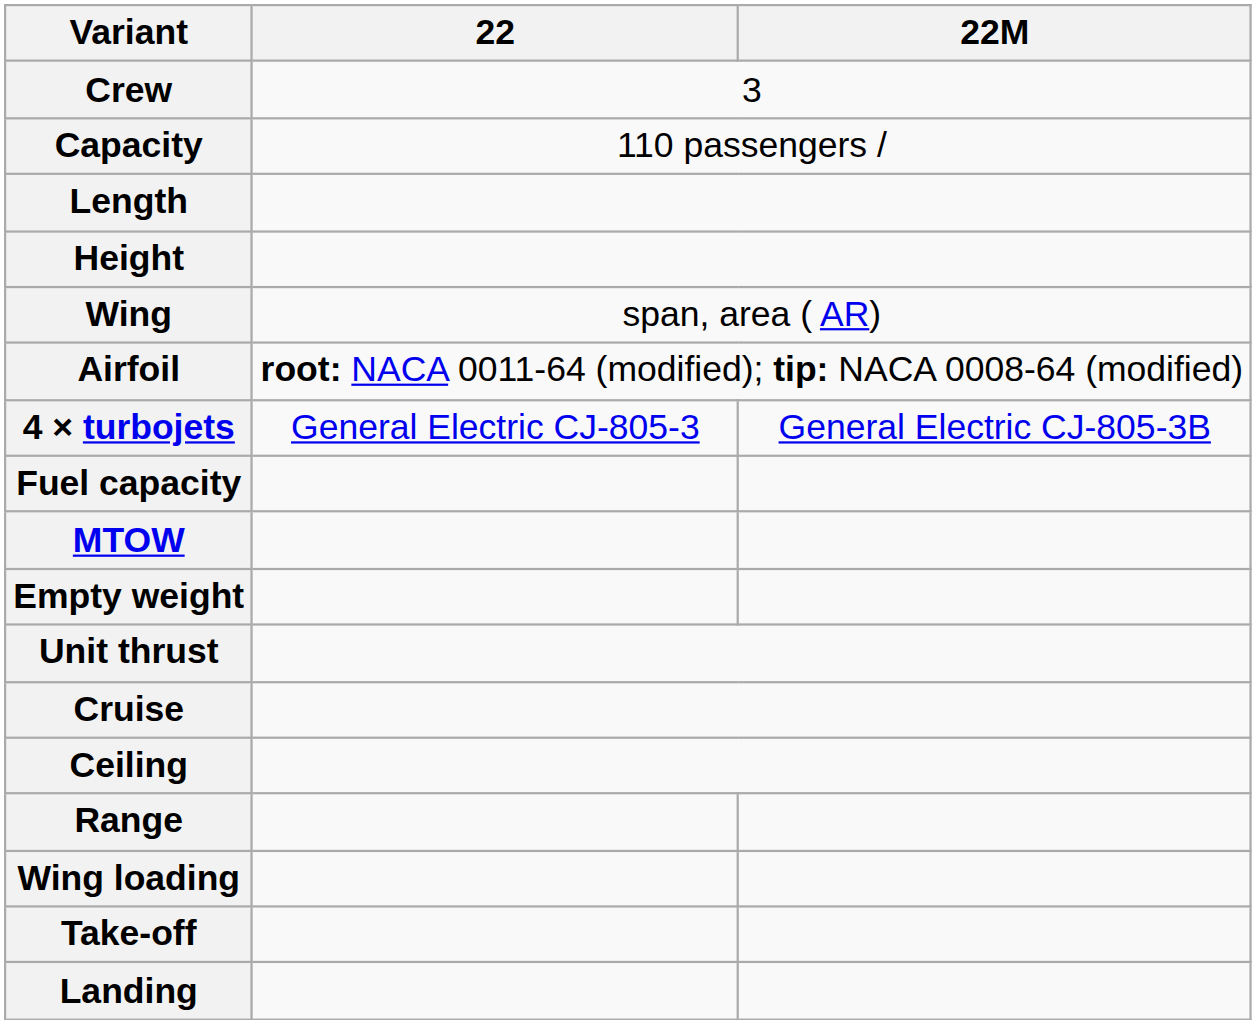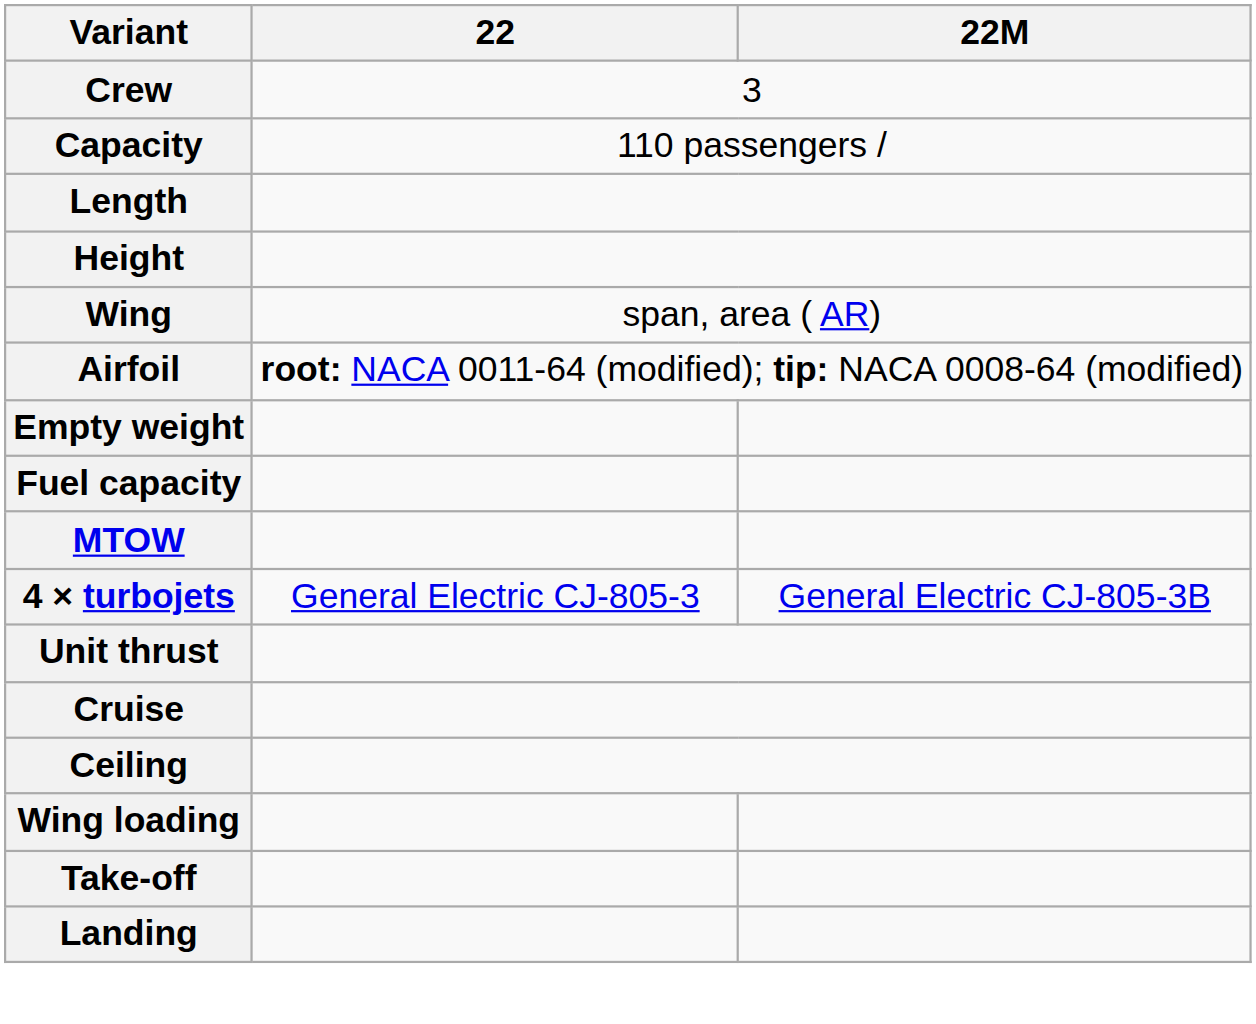rows swapped: (129, 595) <-> (129, 426)
- row: (129, 821)
